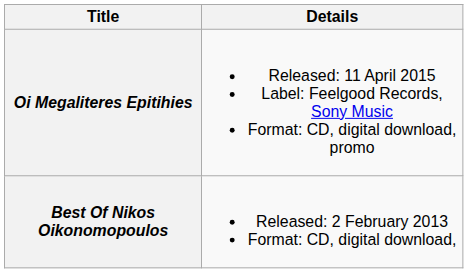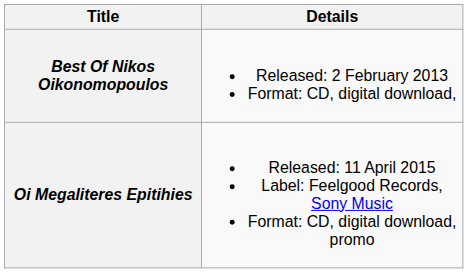rows swapped: (103, 221) <-> (103, 102)
